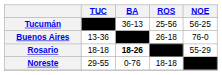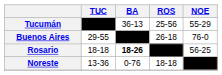(200, 24) 56-25 -> (200, 24) 55-29
(98, 37) 13-36 -> (98, 37) 29-55
(200, 50) 55-29 -> (200, 50) 56-25
(98, 63) 29-55 -> (98, 63) 13-36
